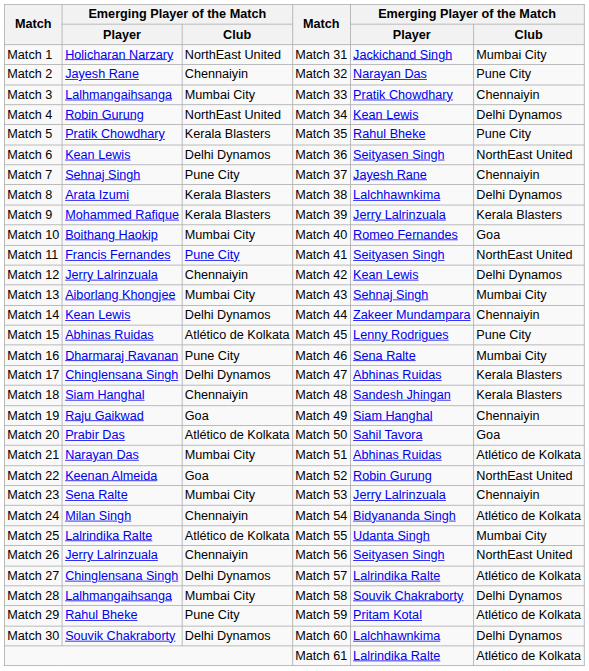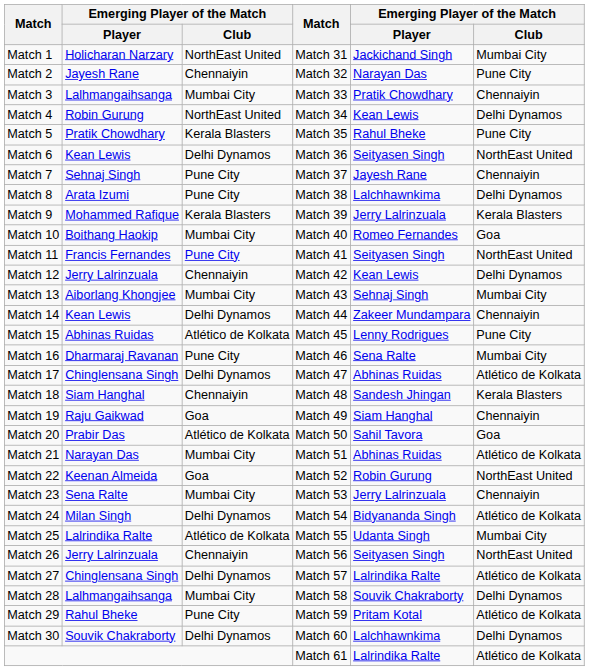(228, 194) Kerala Blasters -> (212, 194) Pune City
(519, 375) Kerala Blasters -> (529, 375) Atlético de Kolkata
(216, 515) Chennaiyin -> (228, 515) Delhi Dynamos
